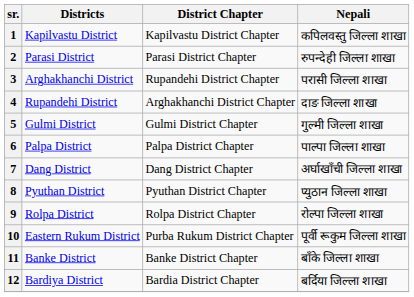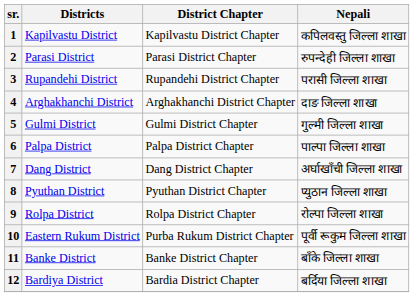(79, 79) Arghakhanchi District -> (71, 79) Rupandehi District
(71, 101) Rupandehi District -> (79, 101) Arghakhanchi District
